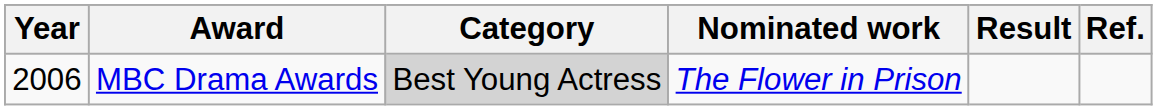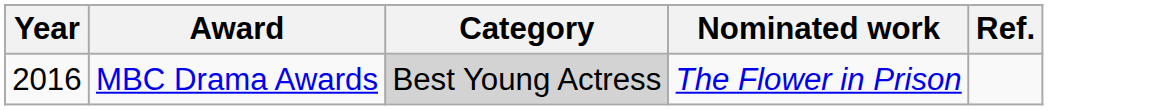- column: (1024, 29)
(47, 78) 2006 -> (47, 78) 2016
